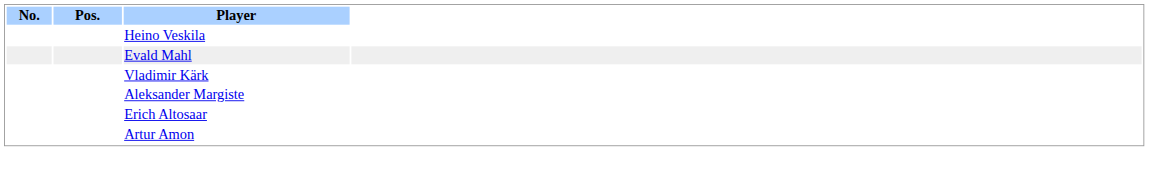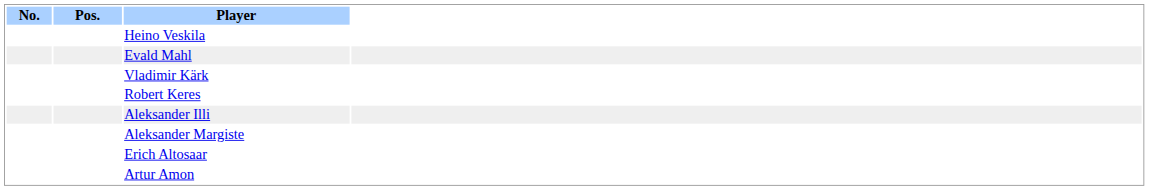+ row: (162, 94)
+ row: (167, 114)
